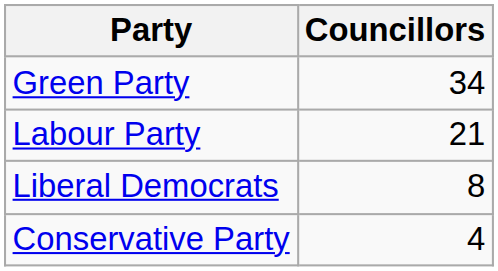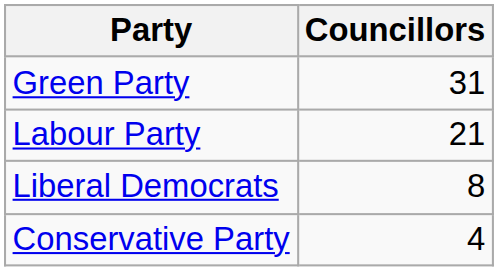(467, 82) 34 -> (467, 82) 31
